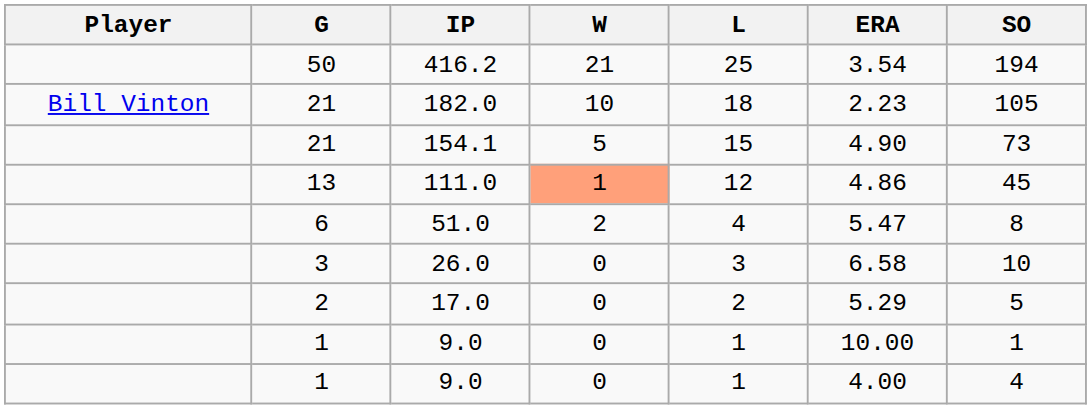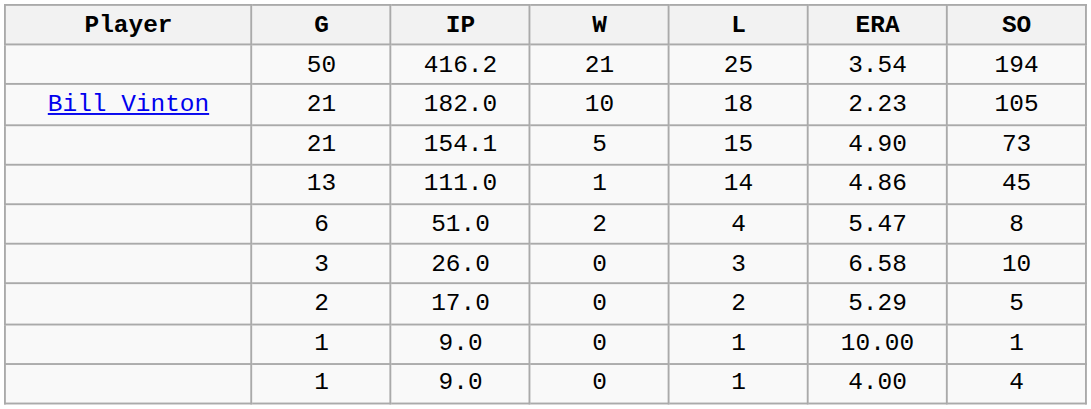(600, 184) lightsalmon background -> (600, 184) no background
(739, 184) 12 -> (739, 184) 14
